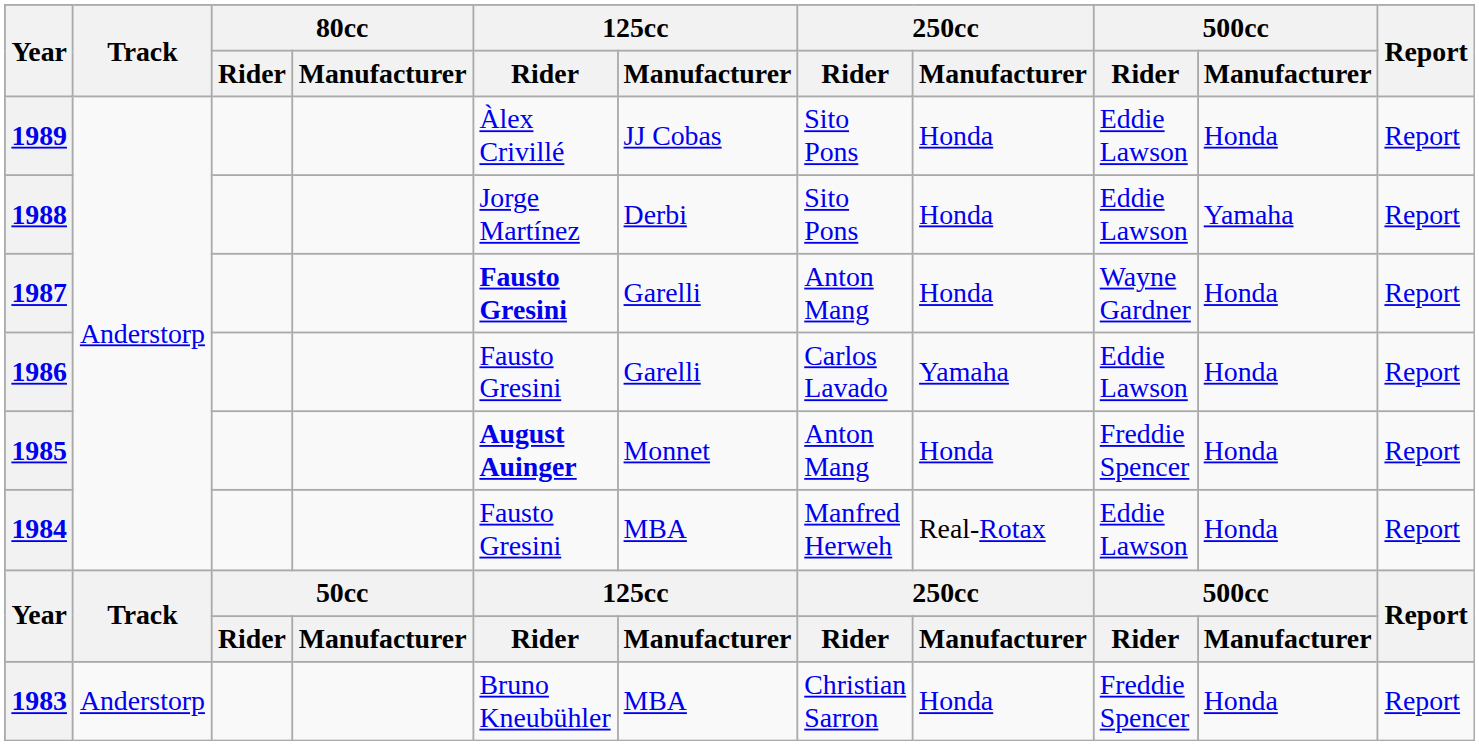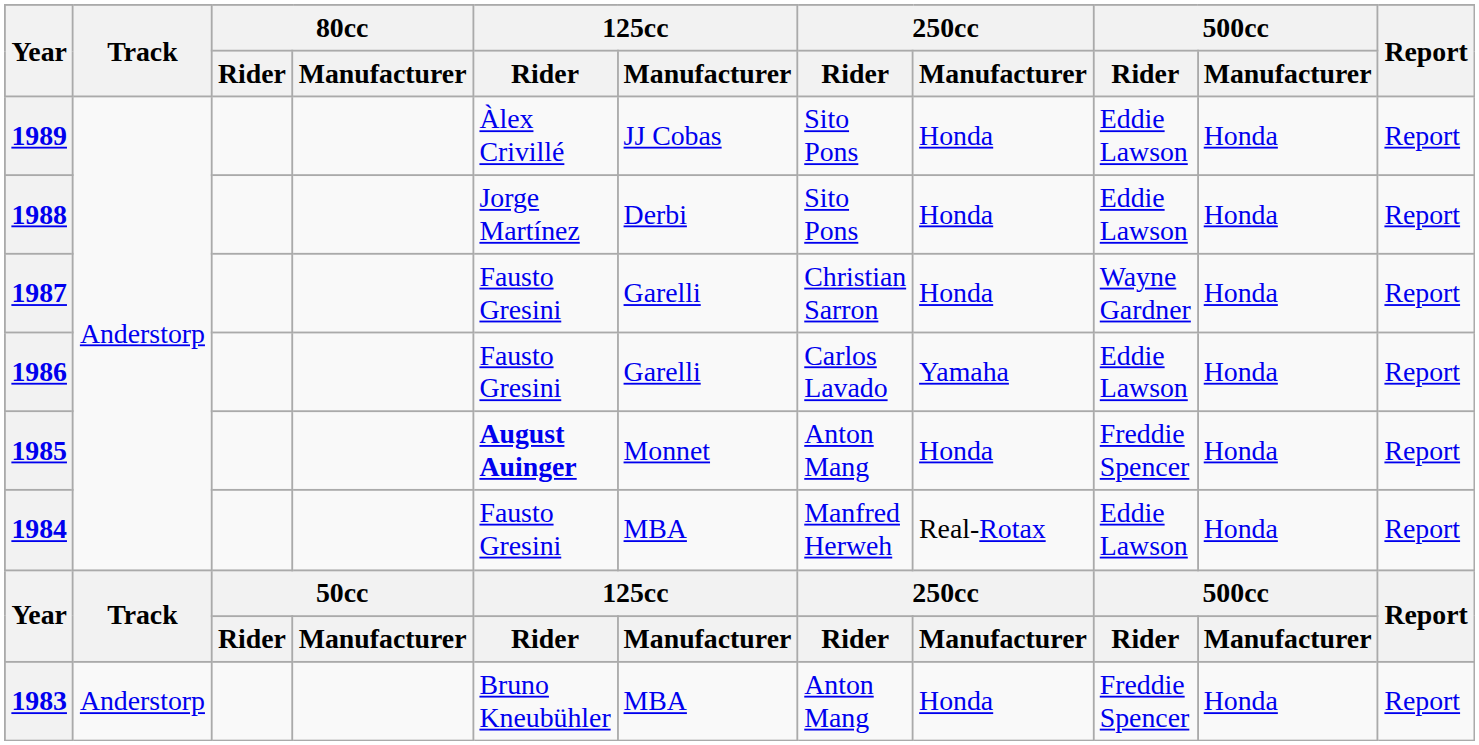(1249, 214) Yamaha -> (1241, 214) Honda
(523, 293) bold -> (520, 293) normal
(839, 293) Anton Mang -> (855, 293) Christian Sarron
(855, 700) Christian Sarron -> (839, 700) Anton Mang
